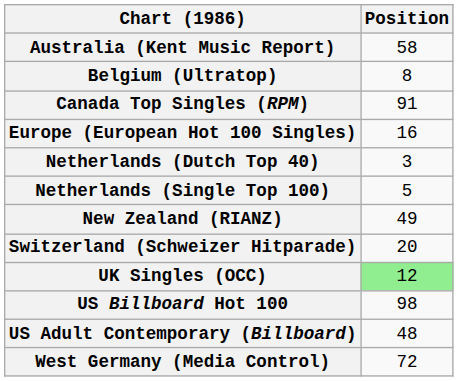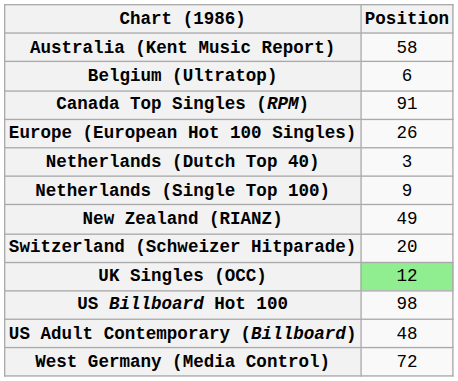(407, 76) 8 -> (407, 76) 6
(407, 133) 16 -> (407, 133) 26
(407, 191) 5 -> (407, 191) 9
